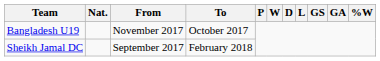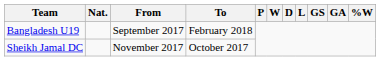(148, 30) November 2017 -> (148, 30) September 2017
(218, 30) October 2017 -> (221, 30) February 2018
(148, 47) September 2017 -> (148, 47) November 2017
(221, 47) February 2018 -> (218, 47) October 2017
